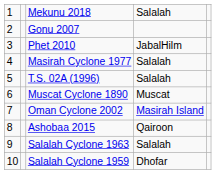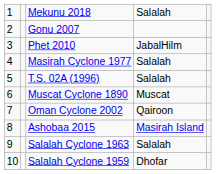(170, 111) Masirah Island -> (155, 111) Qairoon
(155, 128) Qairoon -> (170, 128) Masirah Island
